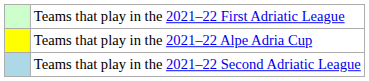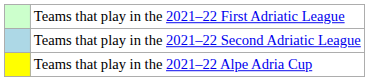rows swapped: (197, 64) <-> (173, 40)
